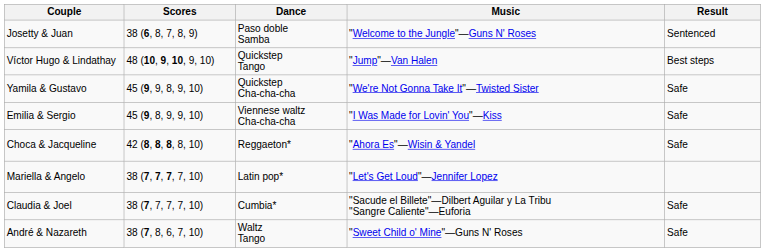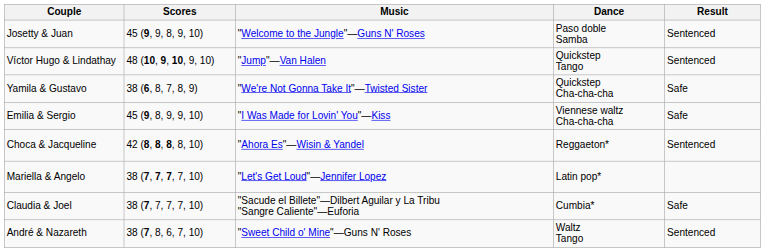columns swapped: (291, 12) <-> (506, 12)
(162, 34) 38 (6, 8, 7, 8, 9) -> (165, 34) 45 (9, 9, 8, 9, 10)
(691, 61) Best steps -> (691, 61) Sentenced
(165, 88) 45 (9, 9, 8, 9, 10) -> (162, 88) 38 (6, 8, 7, 8, 9)
(677, 145) Safe -> (691, 145) Sentenced
(677, 233) Safe -> (691, 233) Sentenced
